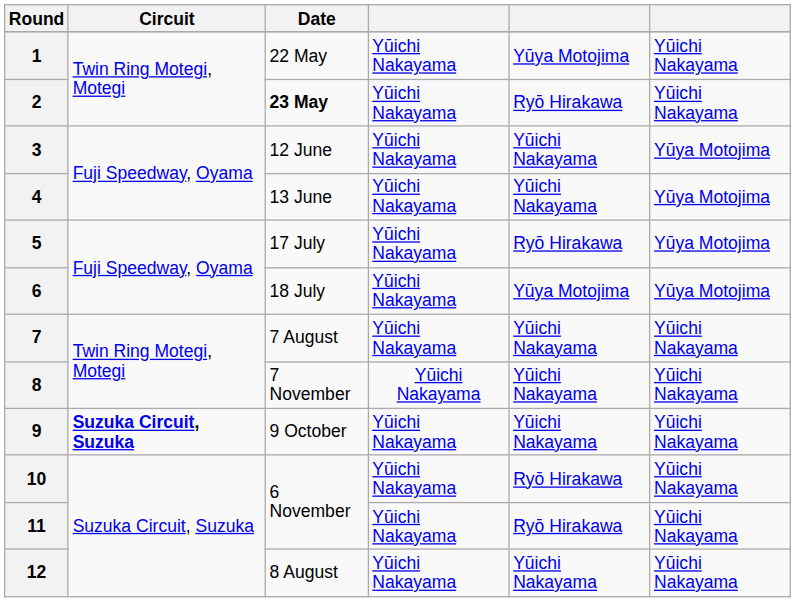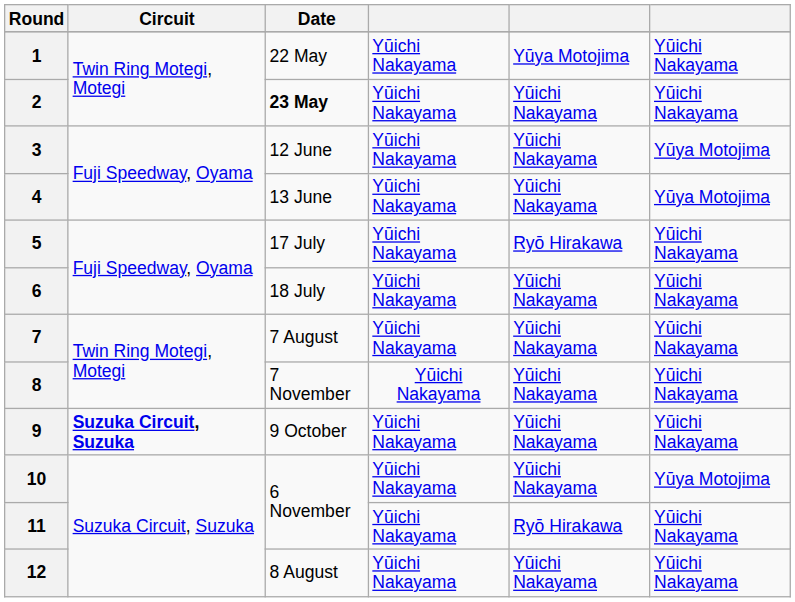(568, 102) Ryō Hirakawa -> (555, 102) Yūichi Nakayama
(712, 243) Yūya Motojima -> (696, 243) Yūichi Nakayama
(571, 290) Yūya Motojima -> (555, 290) Yūichi Nakayama
(712, 290) Yūya Motojima -> (696, 290) Yūichi Nakayama
(568, 478) Ryō Hirakawa -> (555, 478) Yūichi Nakayama
(696, 478) Yūichi Nakayama -> (712, 478) Yūya Motojima
